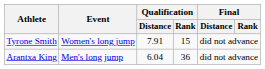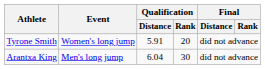(155, 42) 7.91 -> (155, 42) 5.91
(185, 42) 15 -> (185, 42) 20
(185, 57) 36 -> (185, 57) 30
